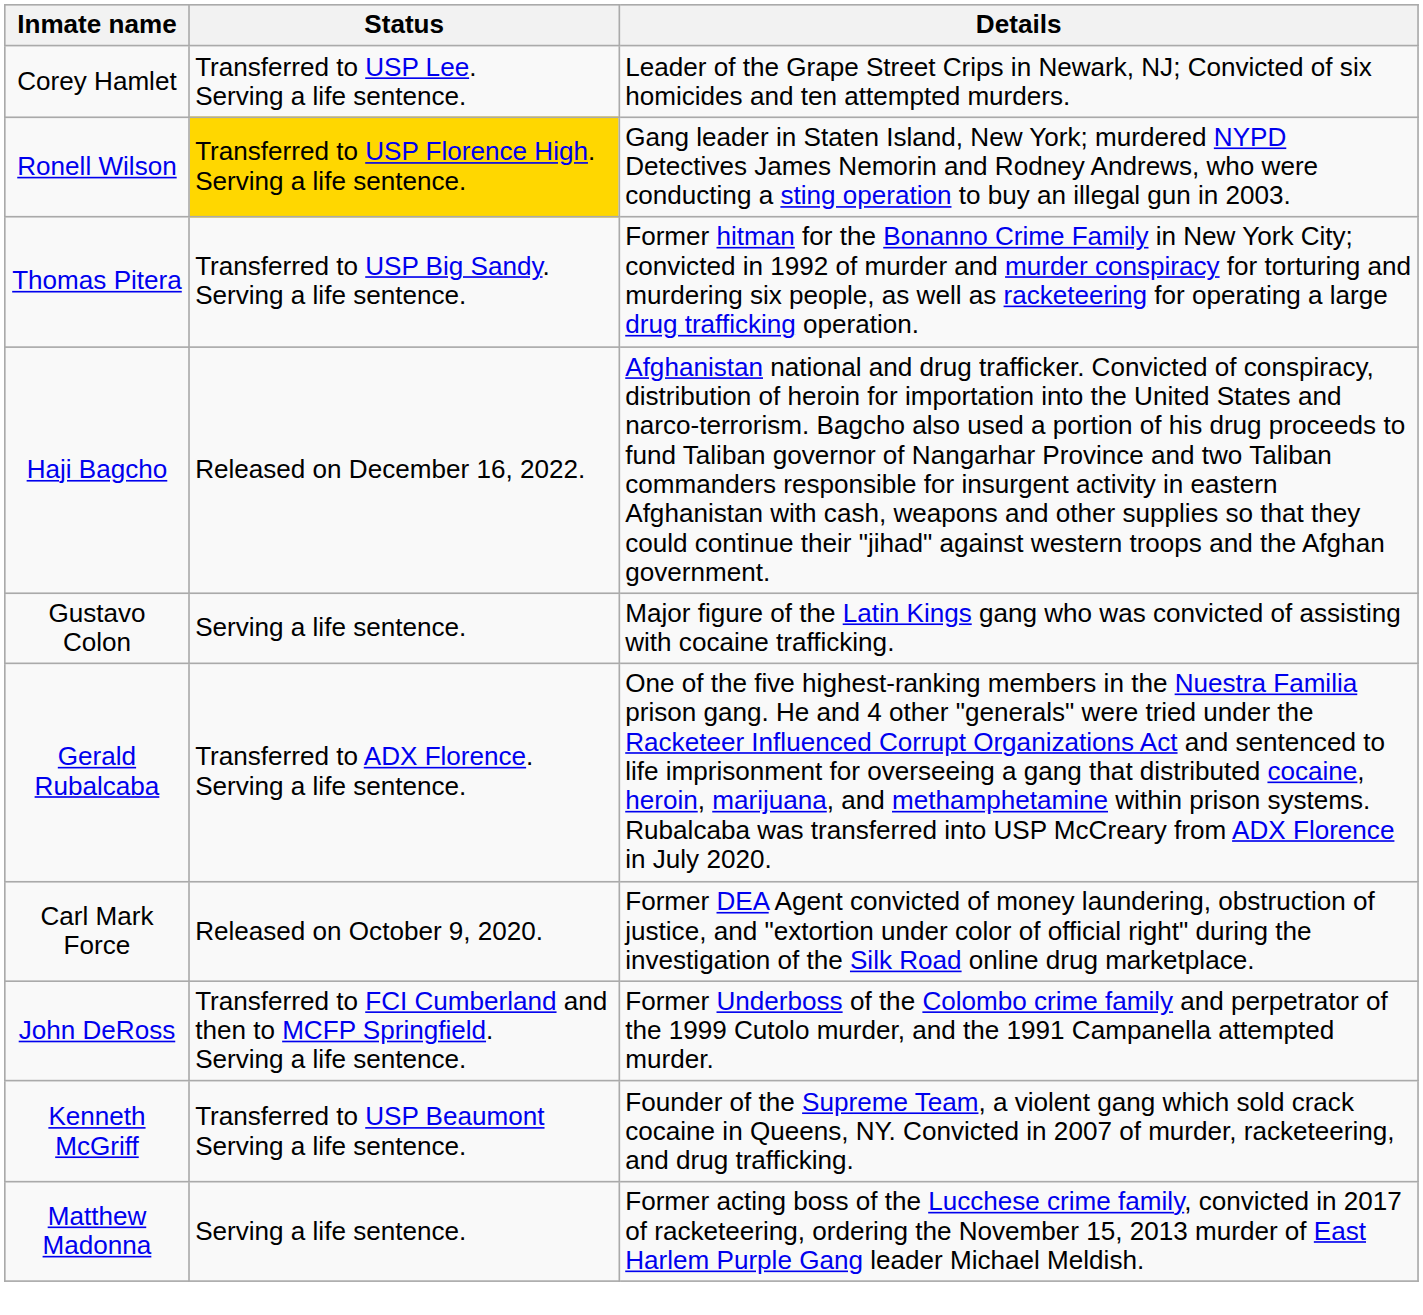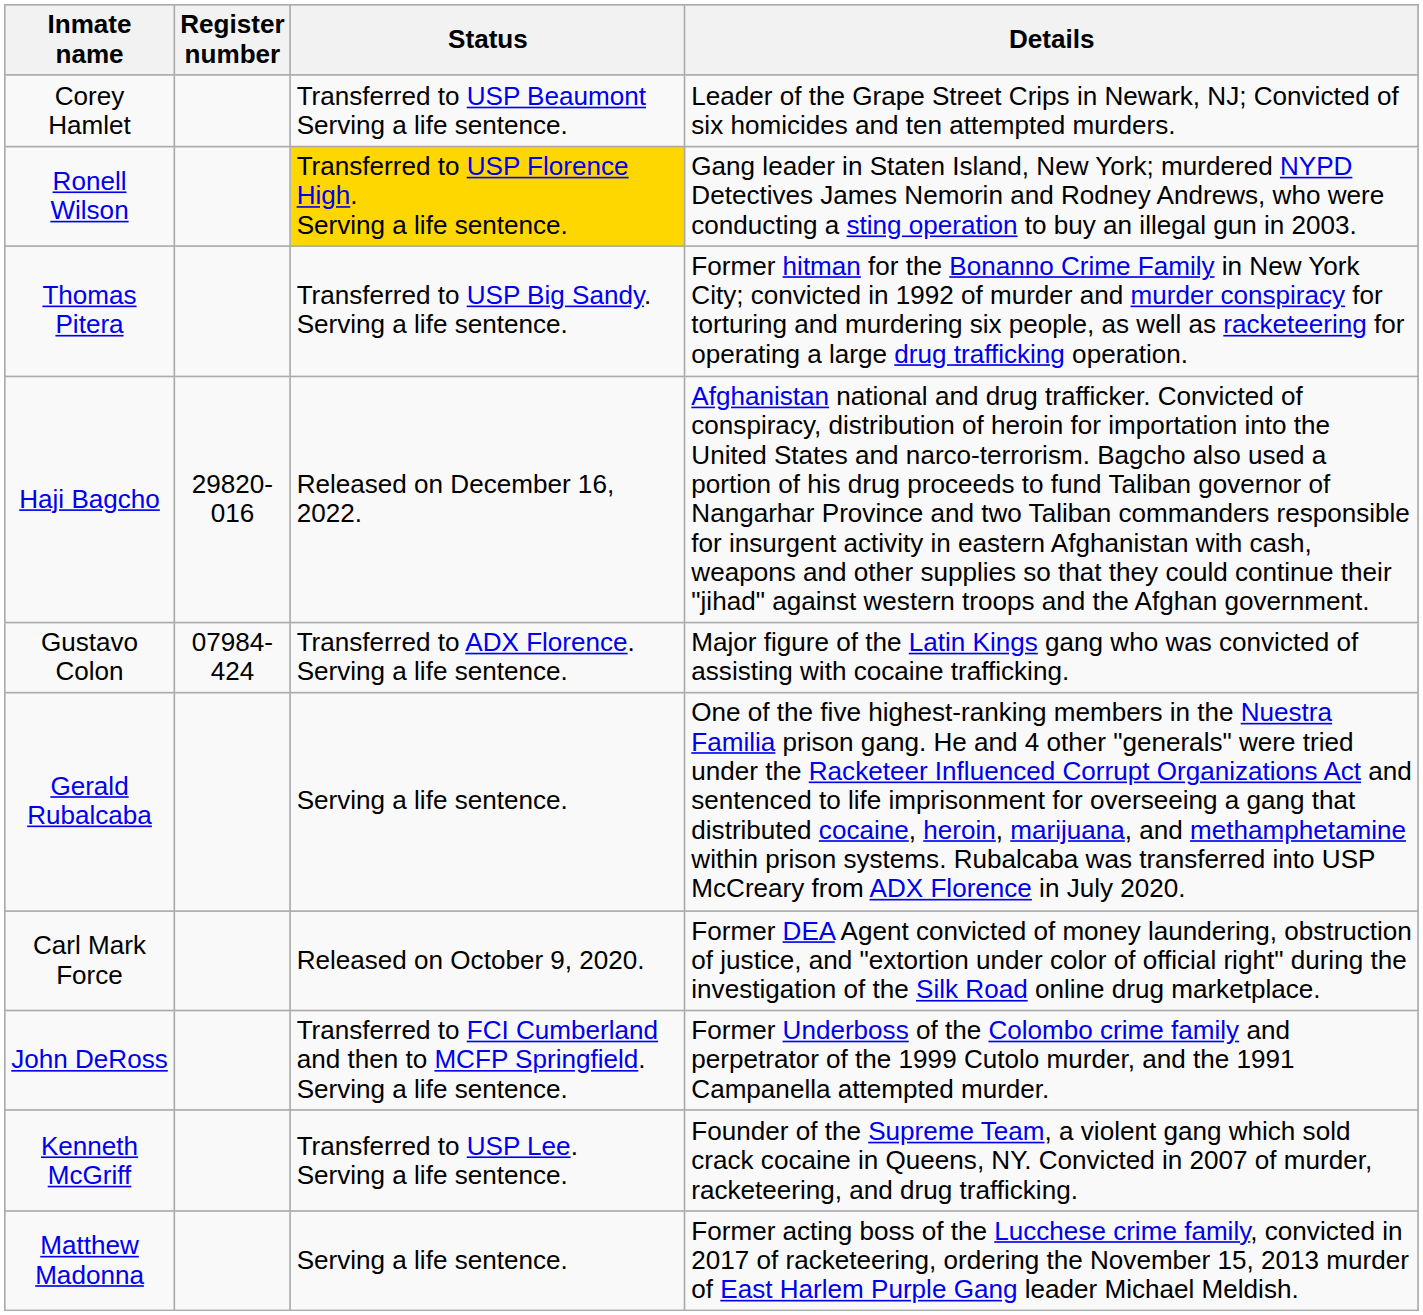+ column: (232, 39)
(336, 81) Transferred to USP Lee. Serving a life sentence. -> (471, 110) Transferred to USP Beaumont Serving a life sentence.
(331, 628) Serving a life sentence. -> (466, 657) Transferred to ADX Florence. Serving a life sentence.
(364, 772) Transferred to ADX Florence. Serving a life sentence. -> (432, 801) Serving a life sentence.
(370, 1130) Transferred to USP Beaumont Serving a life sentence. -> (437, 1160) Transferred to USP Lee. Serving a life sentence.
